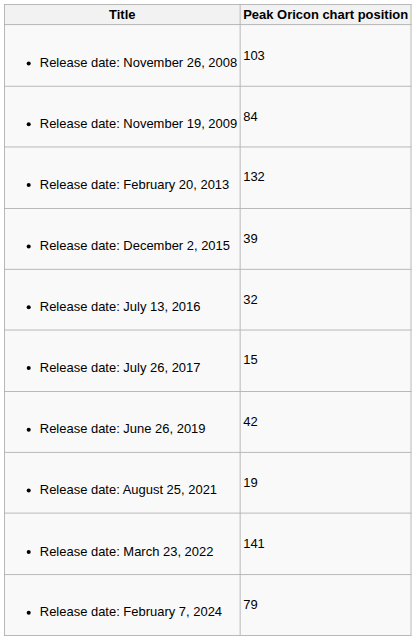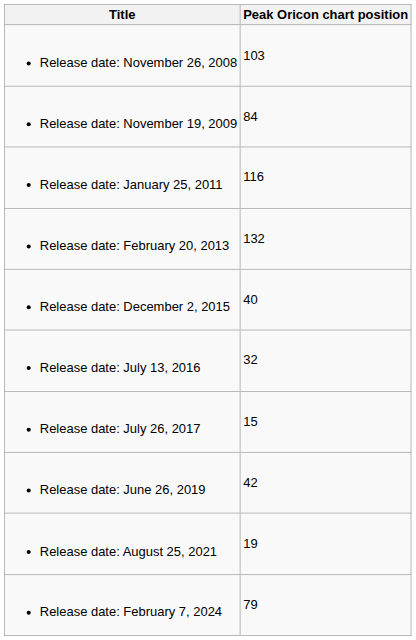+ row: (122, 185)
(250, 238) 39 -> (250, 299) 40
- row: (122, 551)
